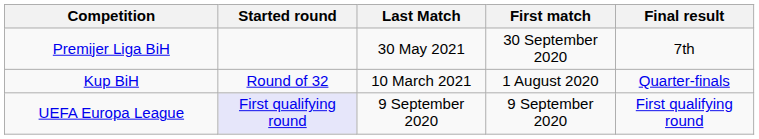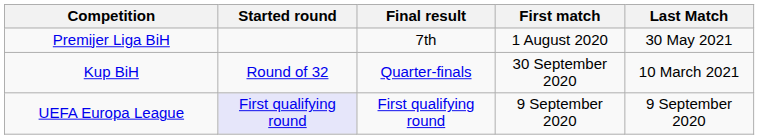columns swapped: (684, 16) <-> (421, 16)
(550, 48) 30 September 2020 -> (560, 40) 1 August 2020
(550, 81) 1 August 2020 -> (560, 72) 30 September 2020
